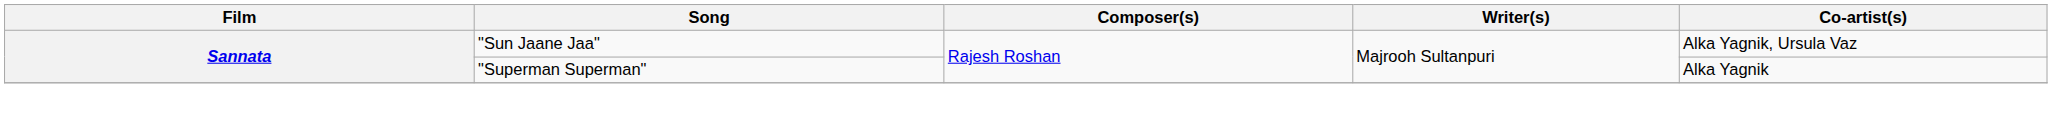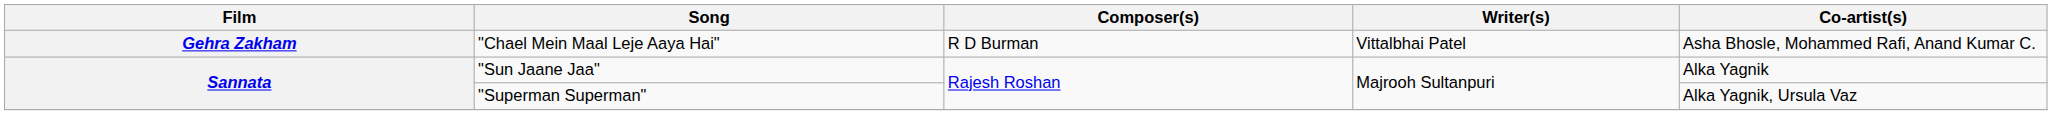+ row: (599, 43)
(1770, 43) Alka Yagnik, Ursula Vaz -> (1726, 69) Alka Yagnik
(1726, 69) Alka Yagnik -> (1770, 95) Alka Yagnik, Ursula Vaz
